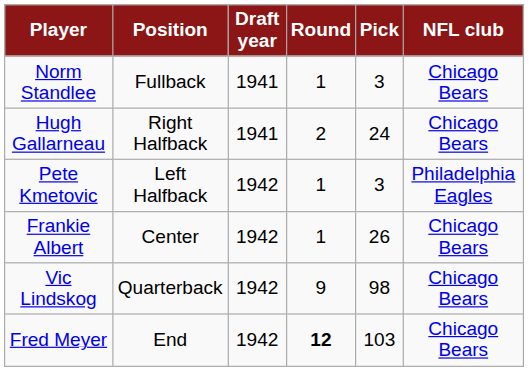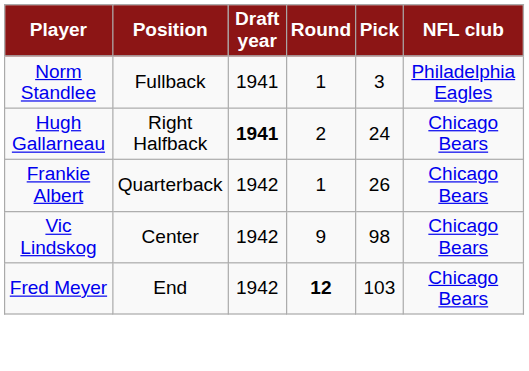(463, 81) Chicago Bears -> (463, 81) Philadelphia Eagles
(257, 133) normal -> (257, 133) bold
- row: (58, 185)
(170, 236) Center -> (170, 185) Quarterback
(170, 288) Quarterback -> (170, 236) Center
